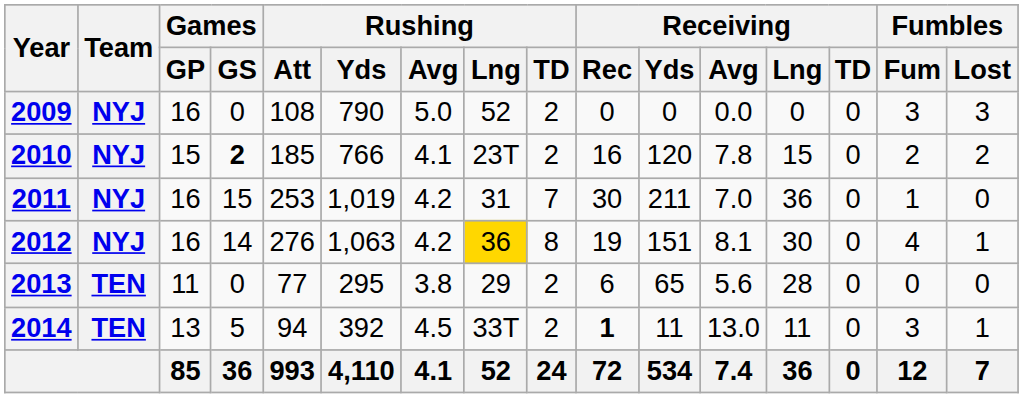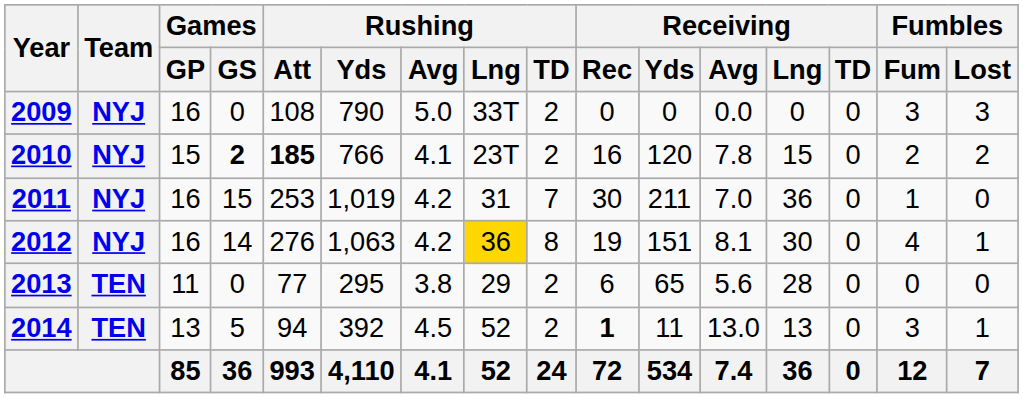(496, 112) 52 -> (496, 112) 33T
(292, 155) normal -> (292, 155) bold
(496, 328) 33T -> (496, 328) 52
(797, 328) 11 -> (797, 328) 13
